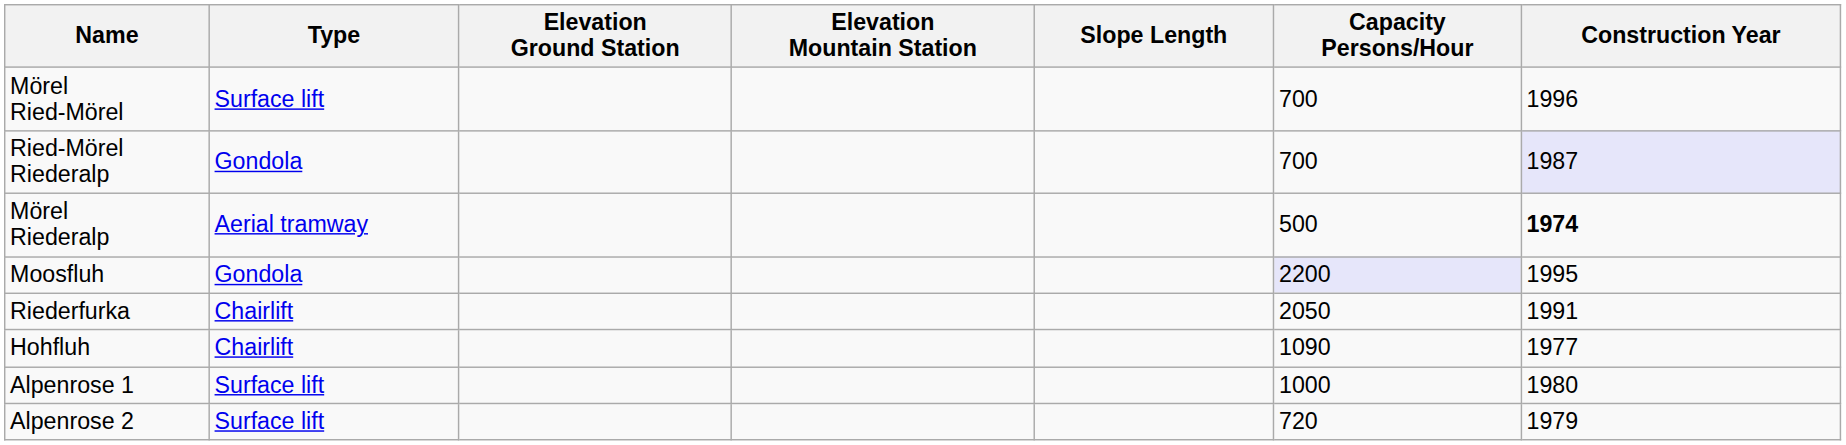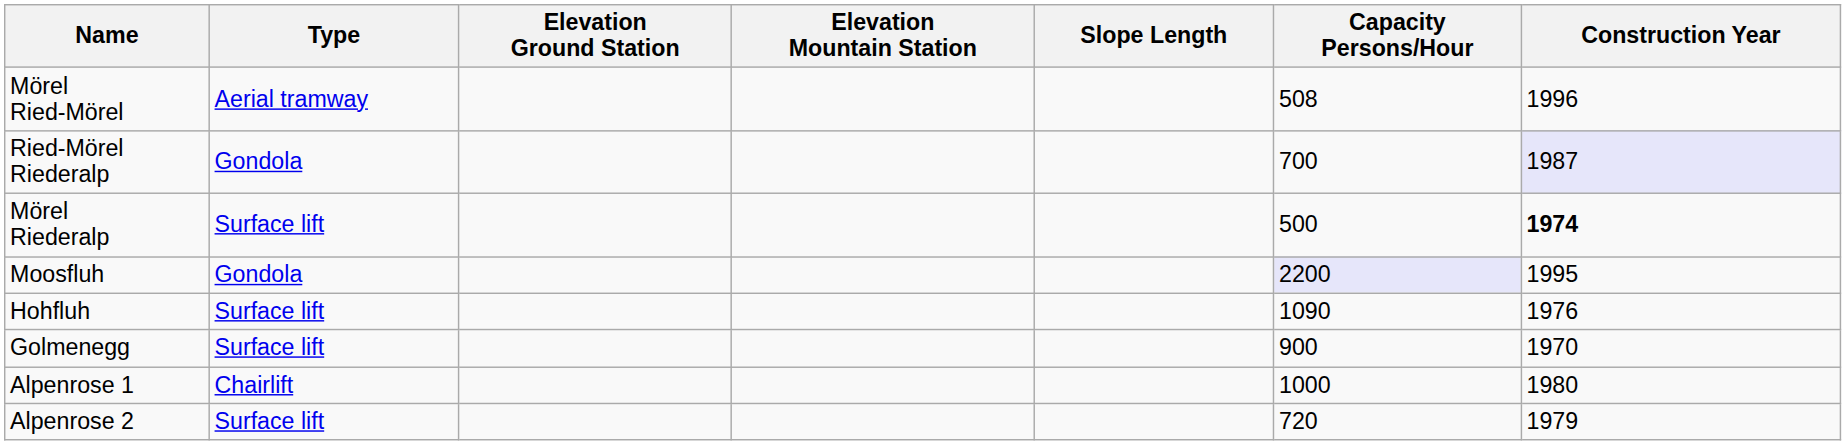(269, 98) Surface lift -> (291, 98) Aerial tramway
(1298, 98) 700 -> (1298, 98) 508
(291, 224) Aerial tramway -> (269, 224) Surface lift
- row: (70, 311)
(254, 348) Chairlift -> (269, 311) Surface lift
(1552, 348) 1977 -> (1552, 311) 1976
+ row: (70, 348)
(269, 384) Surface lift -> (254, 384) Chairlift
